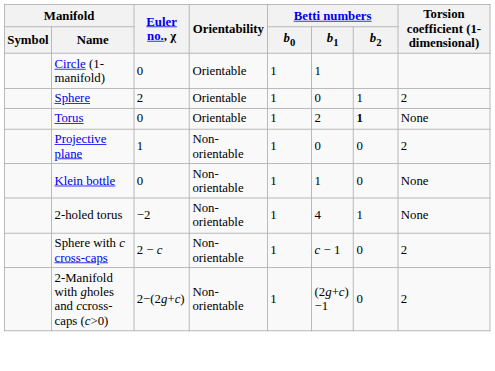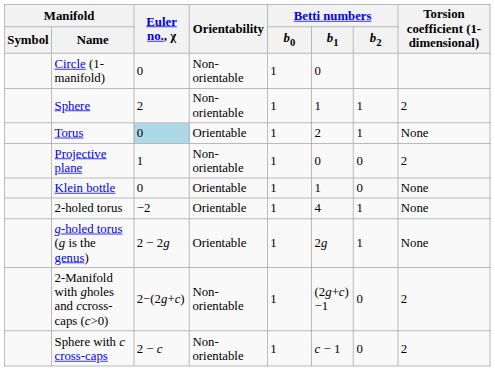(219, 70) Orientable -> (218, 70) Non-orientable
(318, 70) 1 -> (318, 70) 0
(219, 98) Orientable -> (218, 105) Non-orientable
(318, 98) 0 -> (318, 105) 1
(140, 118) no background -> (140, 133) lightblue background
(360, 118) bold -> (360, 133) normal
(218, 180) Non-orientable -> (219, 188) Orientable
(218, 215) Non-orientable -> (219, 208) Orientable
+ row: (88, 243)
rows swapped: (90, 250) <-> (84, 299)
